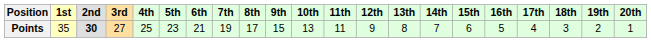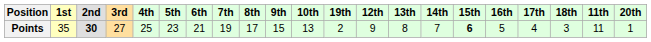columns swapped: (340, 12) <-> (598, 12)
(469, 29) normal -> (470, 29) bold
